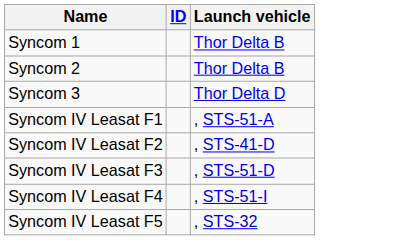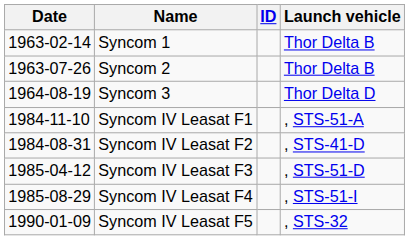+ column: (50, 17)
